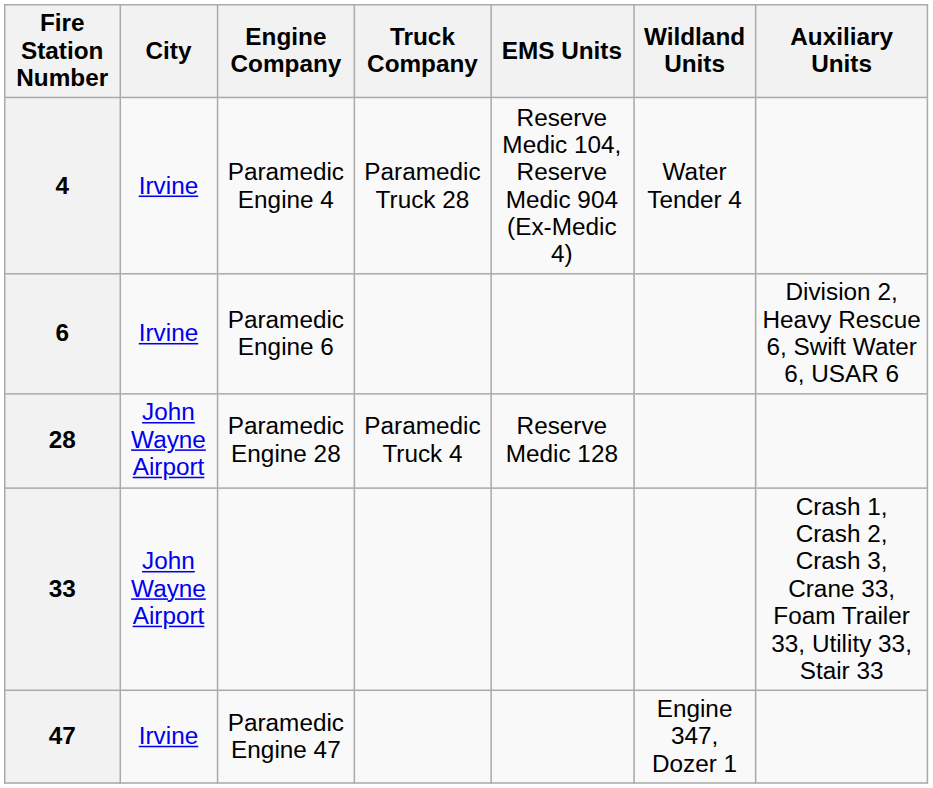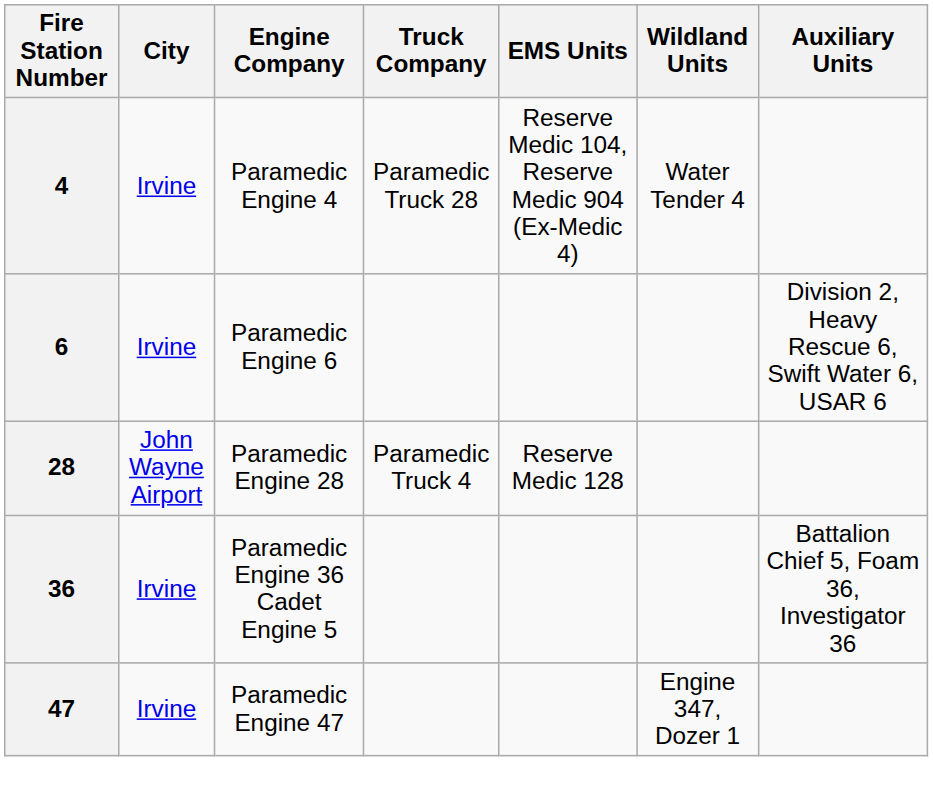- row: (62, 588)
+ row: (62, 588)
